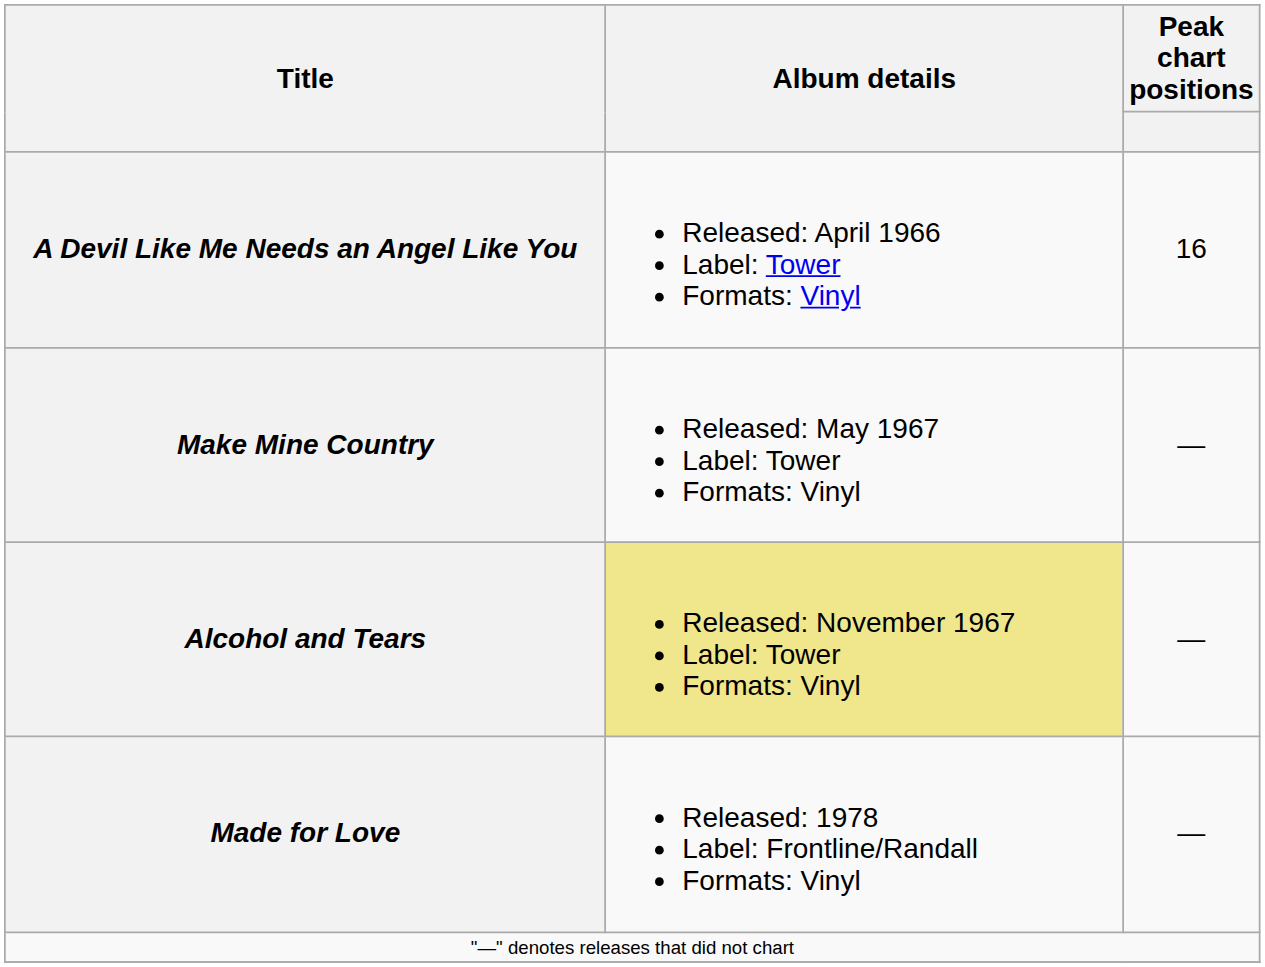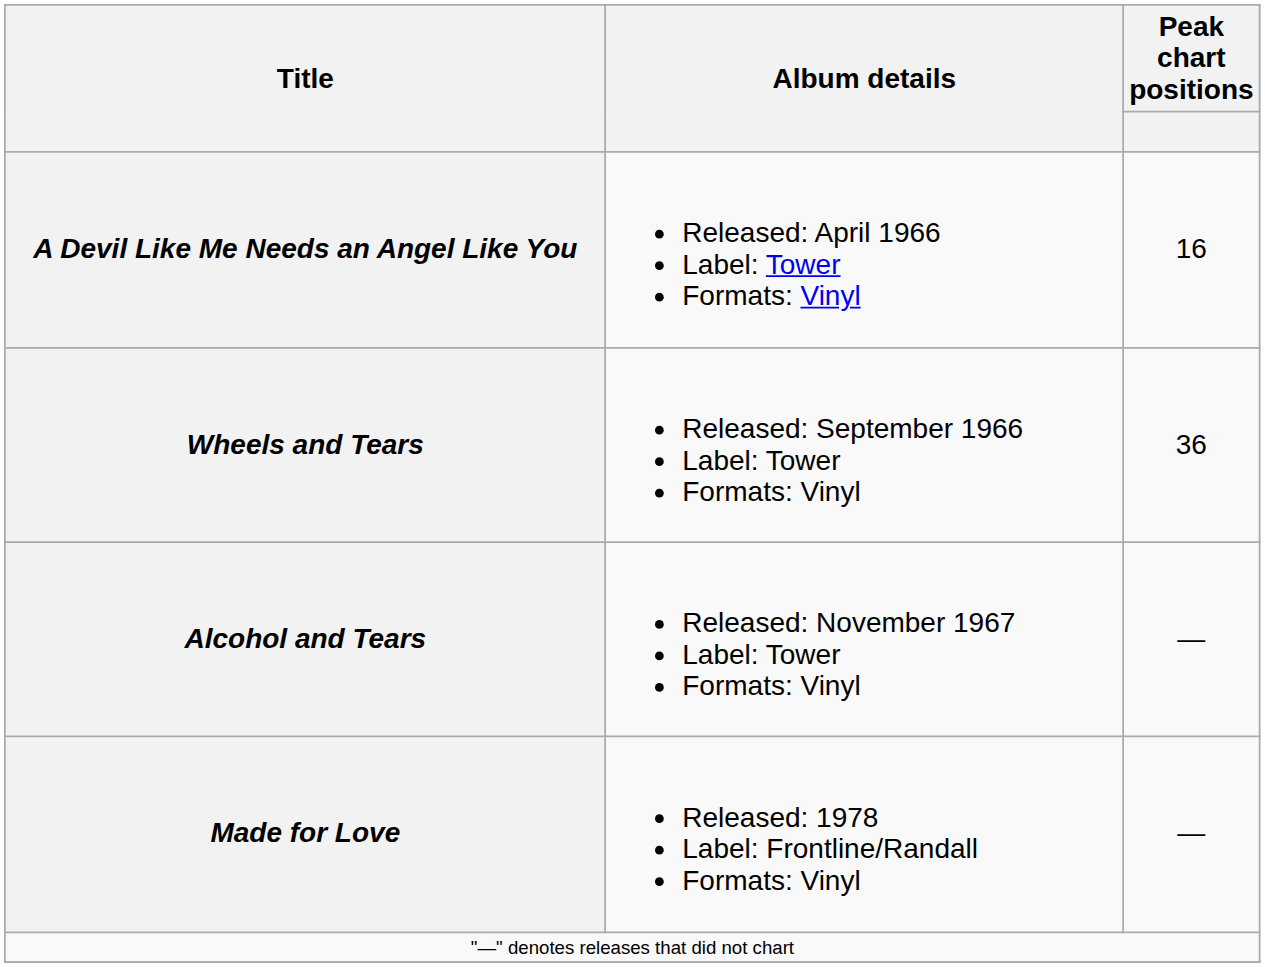+ row: (305, 444)
- row: (305, 444)
(864, 655) khaki background -> (864, 655) no background
